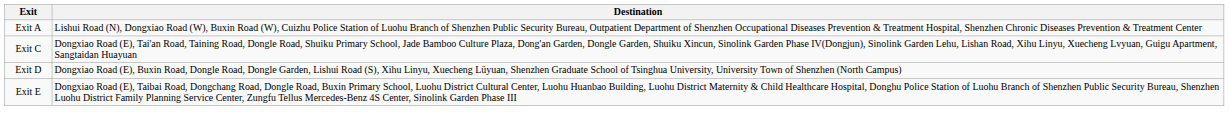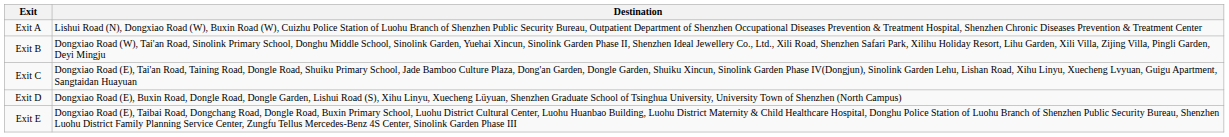+ row: (28, 49)
